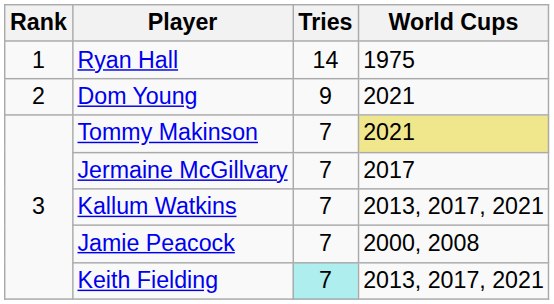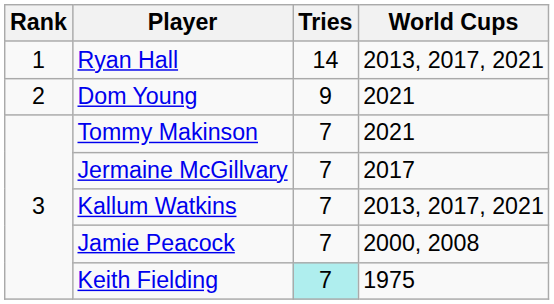(389, 59) 1975 -> (454, 59) 2013, 2017, 2021
(389, 133) khaki background -> (389, 133) no background
(454, 280) 2013, 2017, 2021 -> (389, 280) 1975
